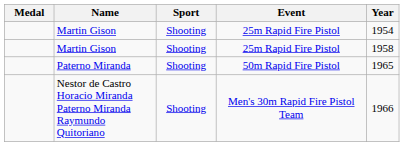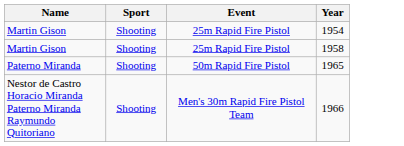- column: (29, 13)
